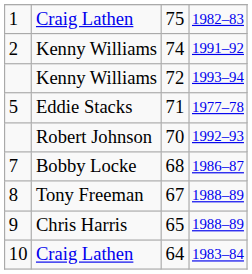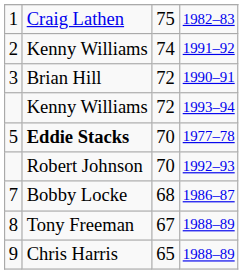+ row: (13, 78)
(84, 107) normal -> (78, 136) bold
(175, 107) 71 -> (166, 136) 70
- row: (18, 254)
